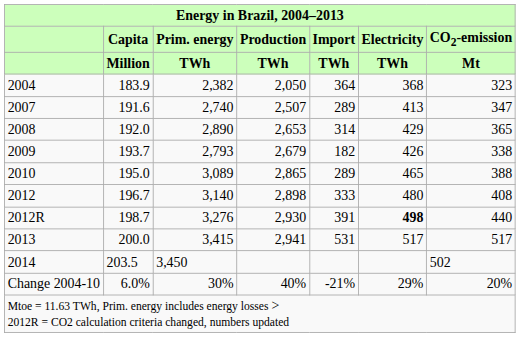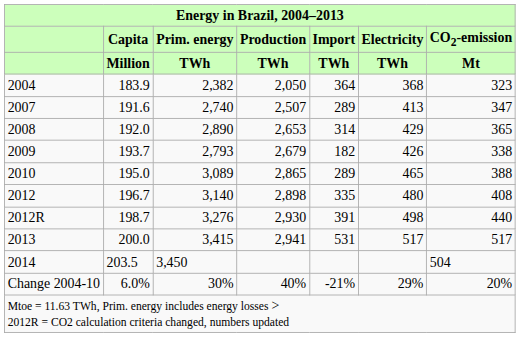(345, 195) 333 -> (345, 195) 335
(413, 217) bold -> (413, 217) normal
(440, 262) 502 -> (440, 262) 504
